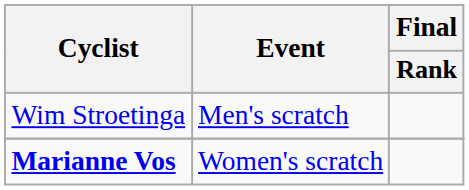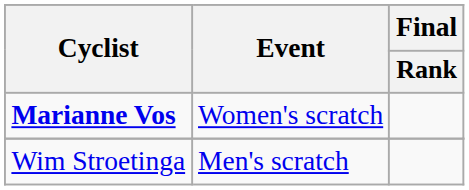rows swapped: (98, 115) <-> (94, 161)
